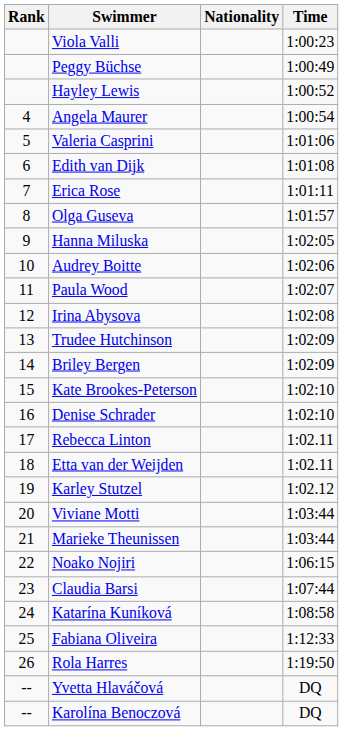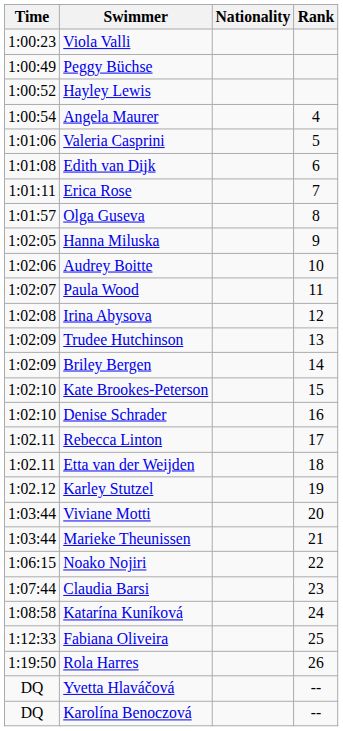columns swapped: (26, 16) <-> (310, 16)
